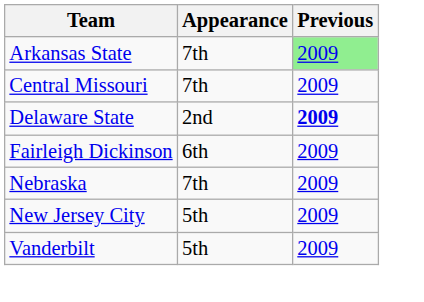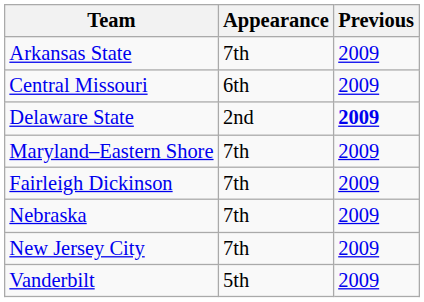(318, 53) lightgreen background -> (359, 53) no background
(195, 85) 7th -> (236, 85) 6th
+ row: (111, 150)
(195, 150) 6th -> (236, 183) 7th
(195, 215) 5th -> (236, 248) 7th
